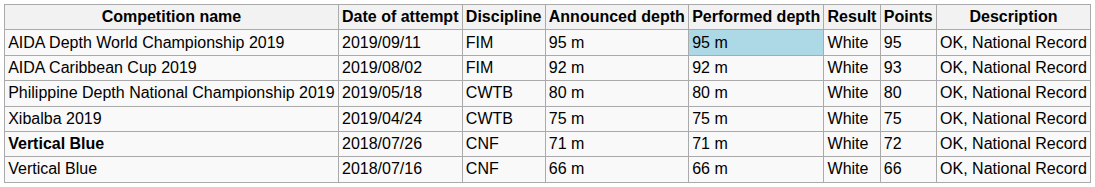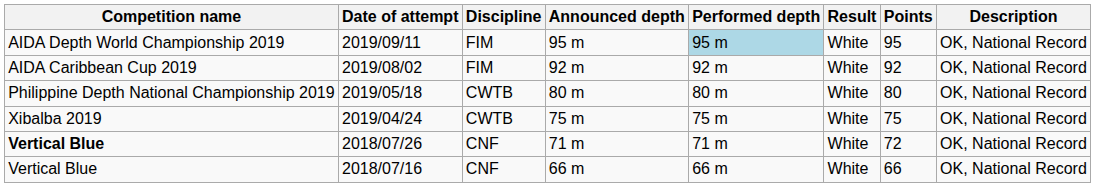(893, 67) 93 -> (893, 67) 92
